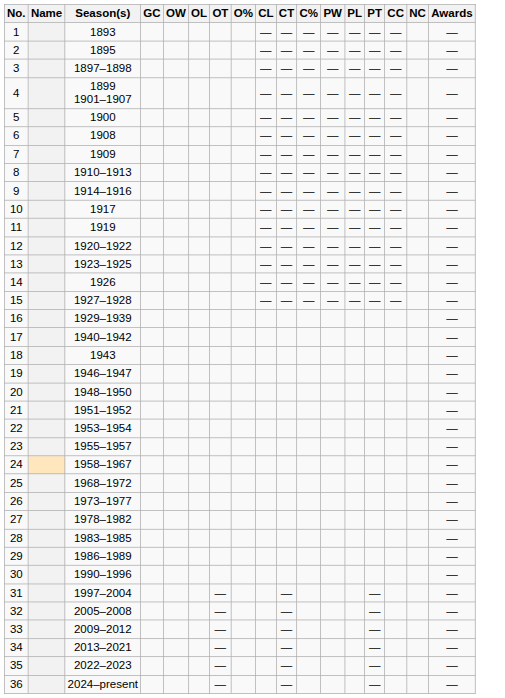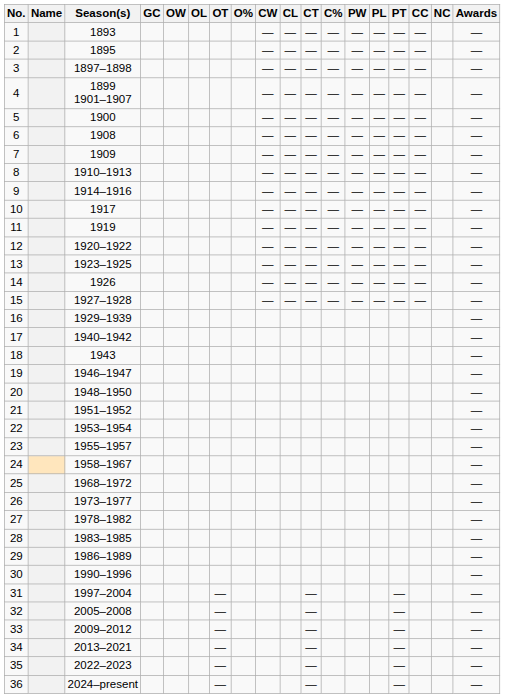+ column: (268, 13)
